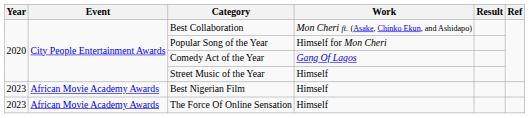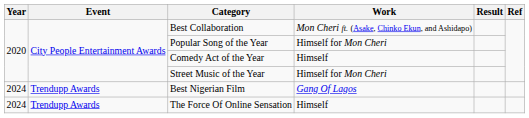(327, 58) Gang Of Lagos -> (312, 58) Himself
(312, 74) Himself -> (342, 74) Himself for Mon Cheri
(16, 89) 2023 -> (16, 89) 2024
(95, 89) African Movie Academy Awards -> (65, 89) Trendupp Awards
(312, 89) Himself -> (327, 89) Gang Of Lagos
(16, 105) 2023 -> (16, 105) 2024
(95, 105) African Movie Academy Awards -> (65, 105) Trendupp Awards
